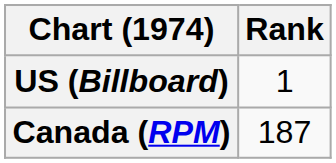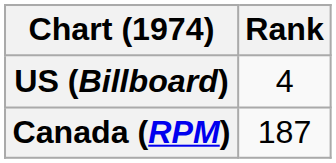(285, 81) 1 -> (285, 81) 4
